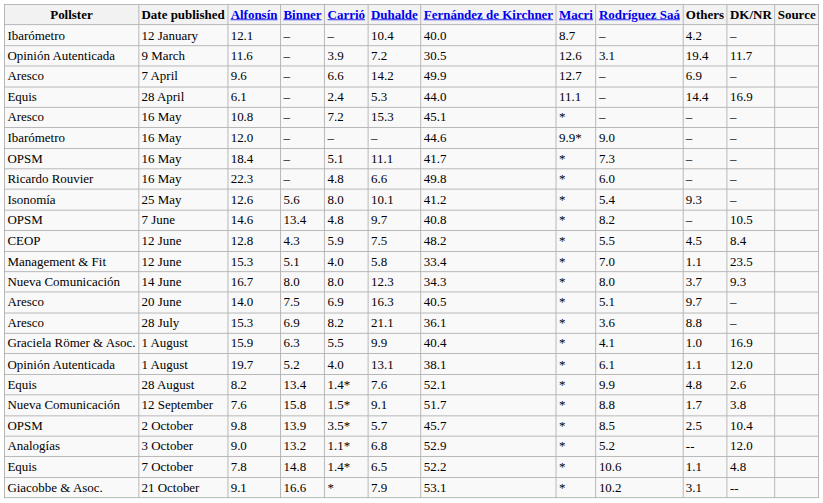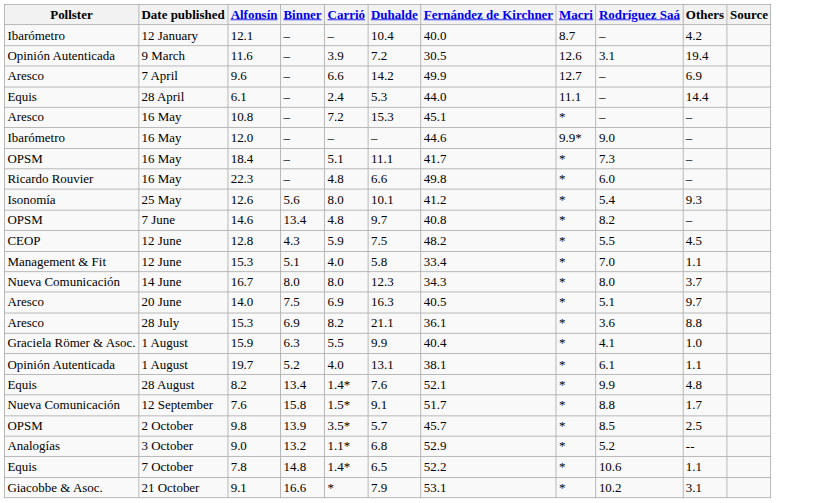- column: (751, 14)
